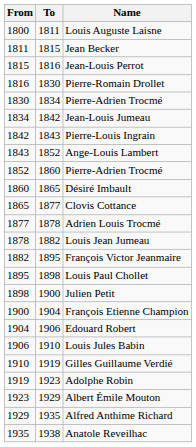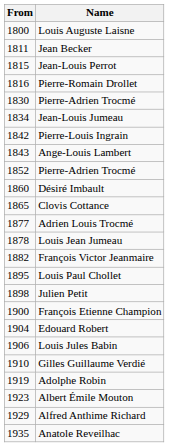- column: (49, 13)
